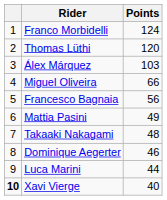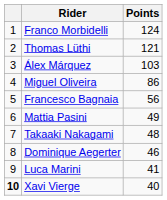(150, 48) 120 -> (150, 48) 121
(153, 83) 66 -> (153, 83) 86
(153, 169) 44 -> (153, 169) 41
